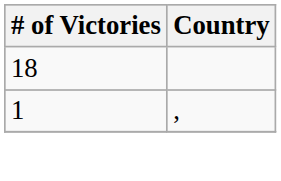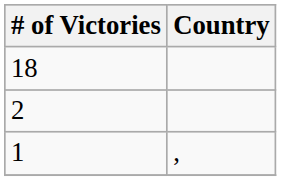+ row: (18, 110)
